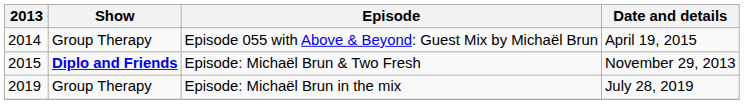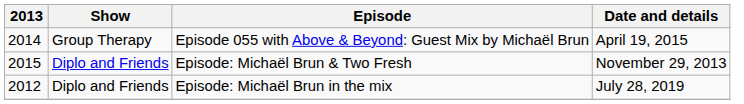(115, 63) bold -> (110, 63) normal
(24, 87) 2019 -> (24, 87) 2012
(102, 87) Group Therapy -> (110, 87) Diplo and Friends
